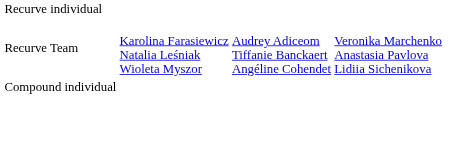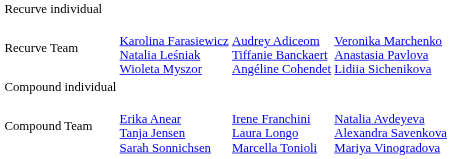+ row: (48, 126)
